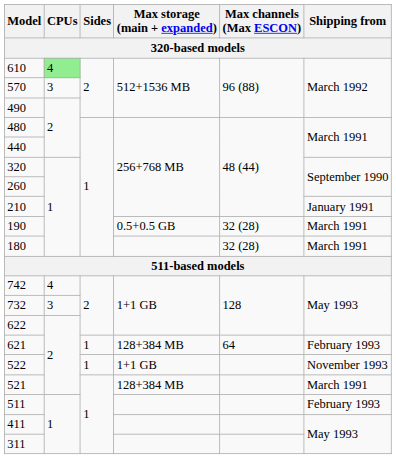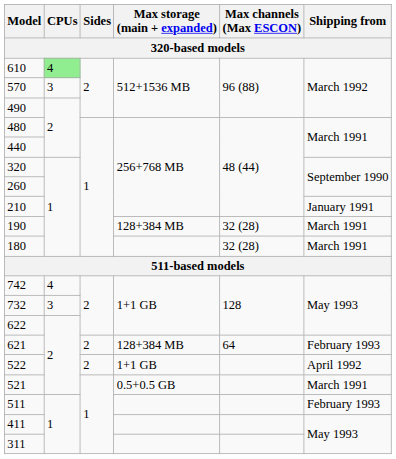(146, 226) 0.5+0.5 GB -> (150, 226) 128+384 MB
(86, 345) 1 -> (86, 345) 2
(86, 364) 1 -> (86, 364) 2
(347, 364) November 1993 -> (334, 364) April 1992
(150, 384) 128+384 MB -> (146, 384) 0.5+0.5 GB
